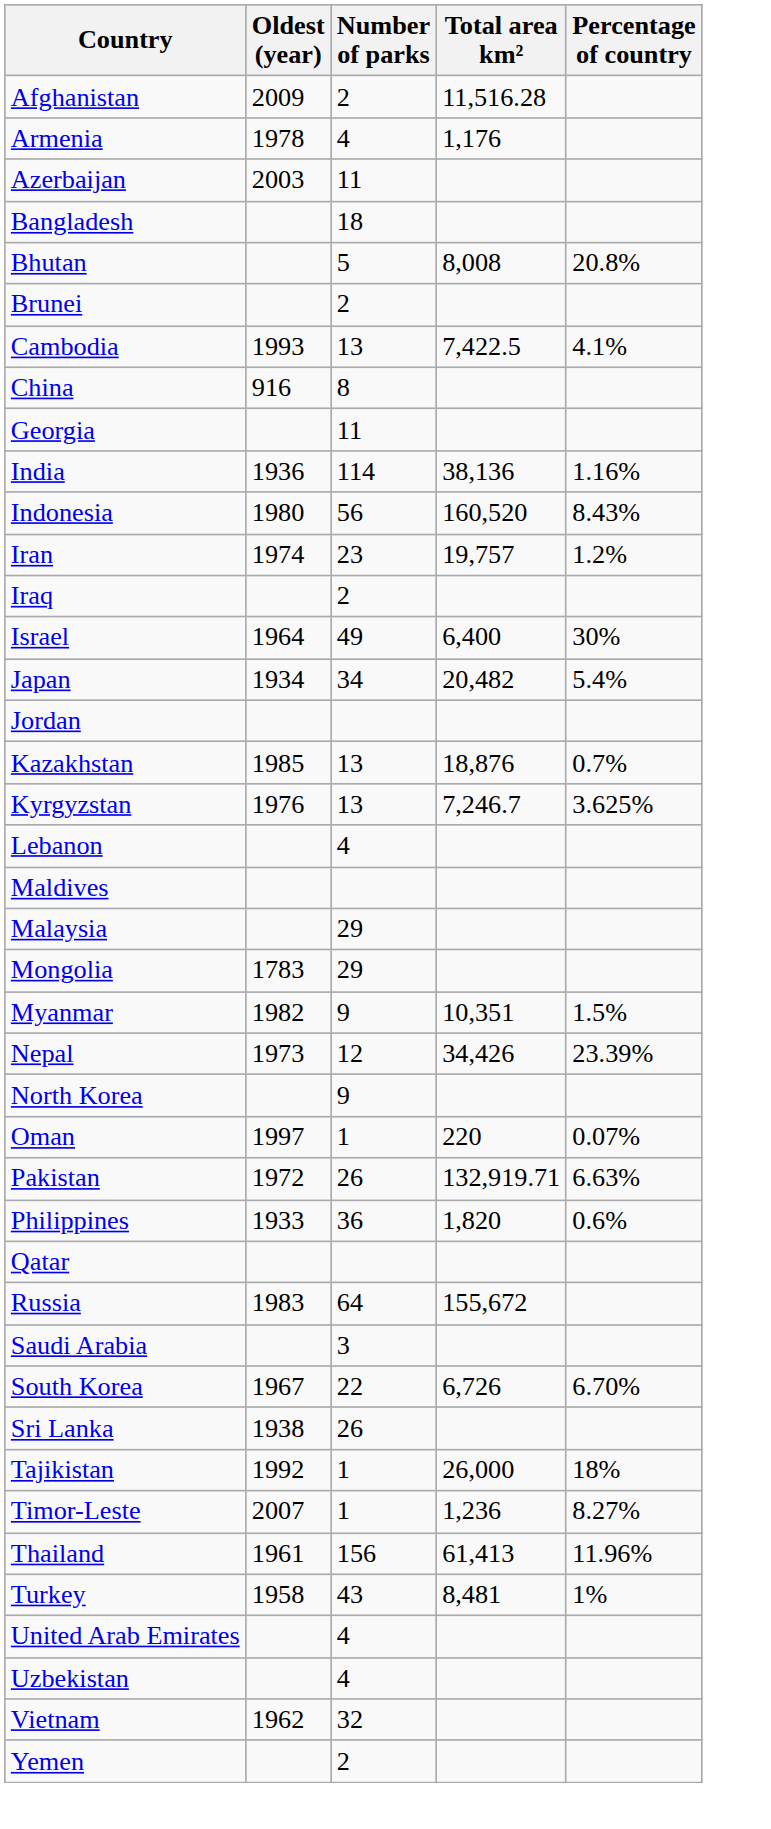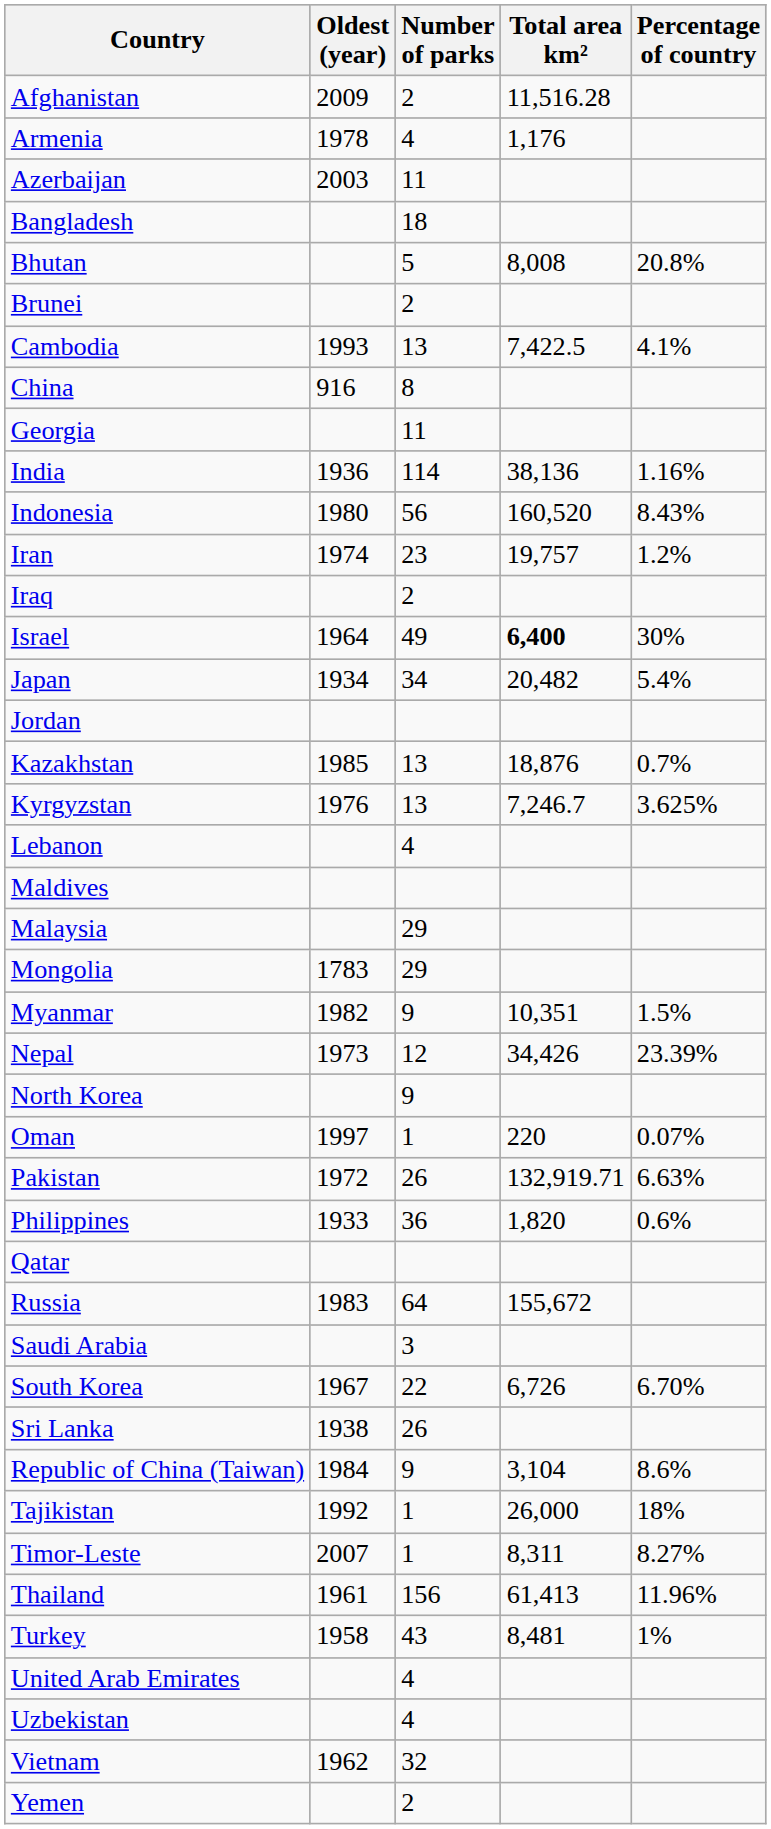(472, 637) normal -> (536, 637) bold
+ row: (158, 1469)
(472, 1511) 1,236 -> (536, 1552) 8,311
